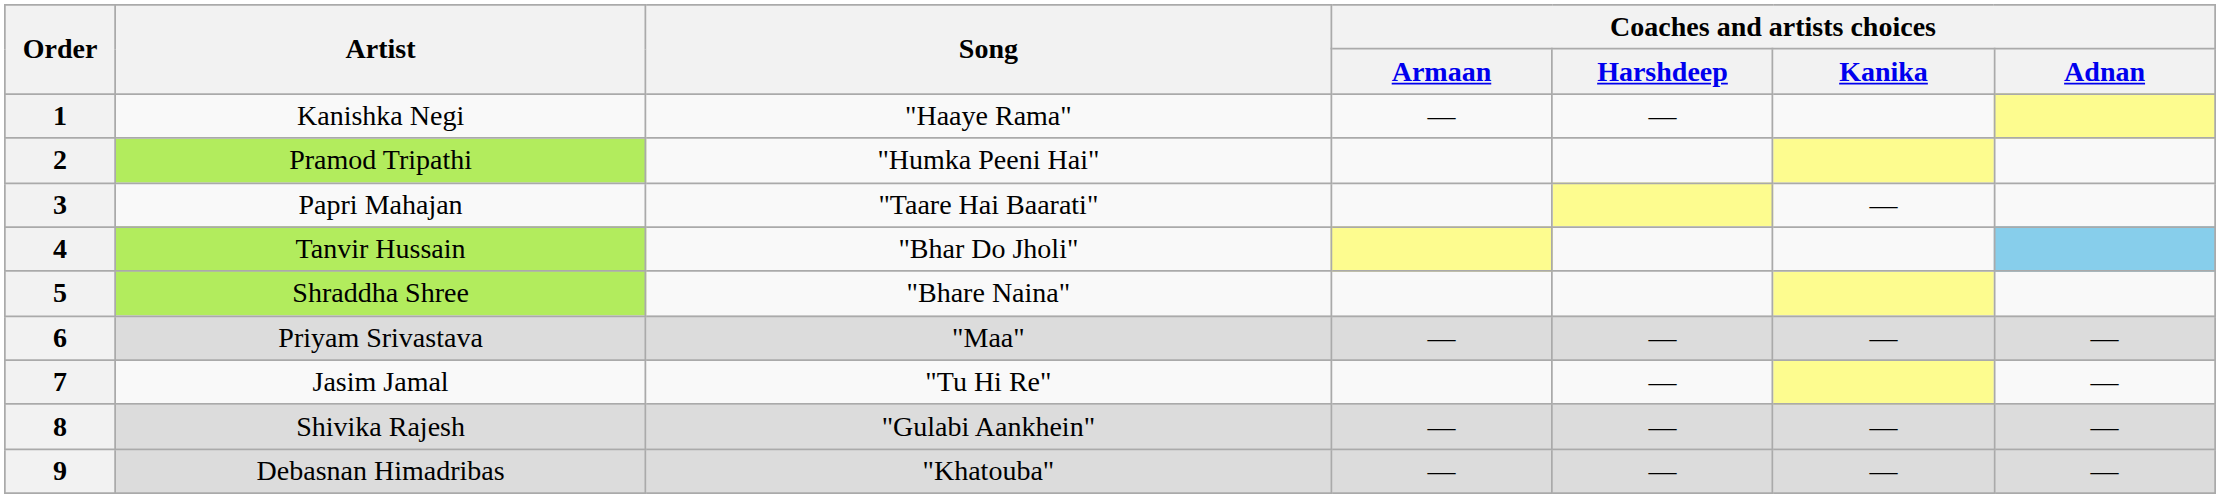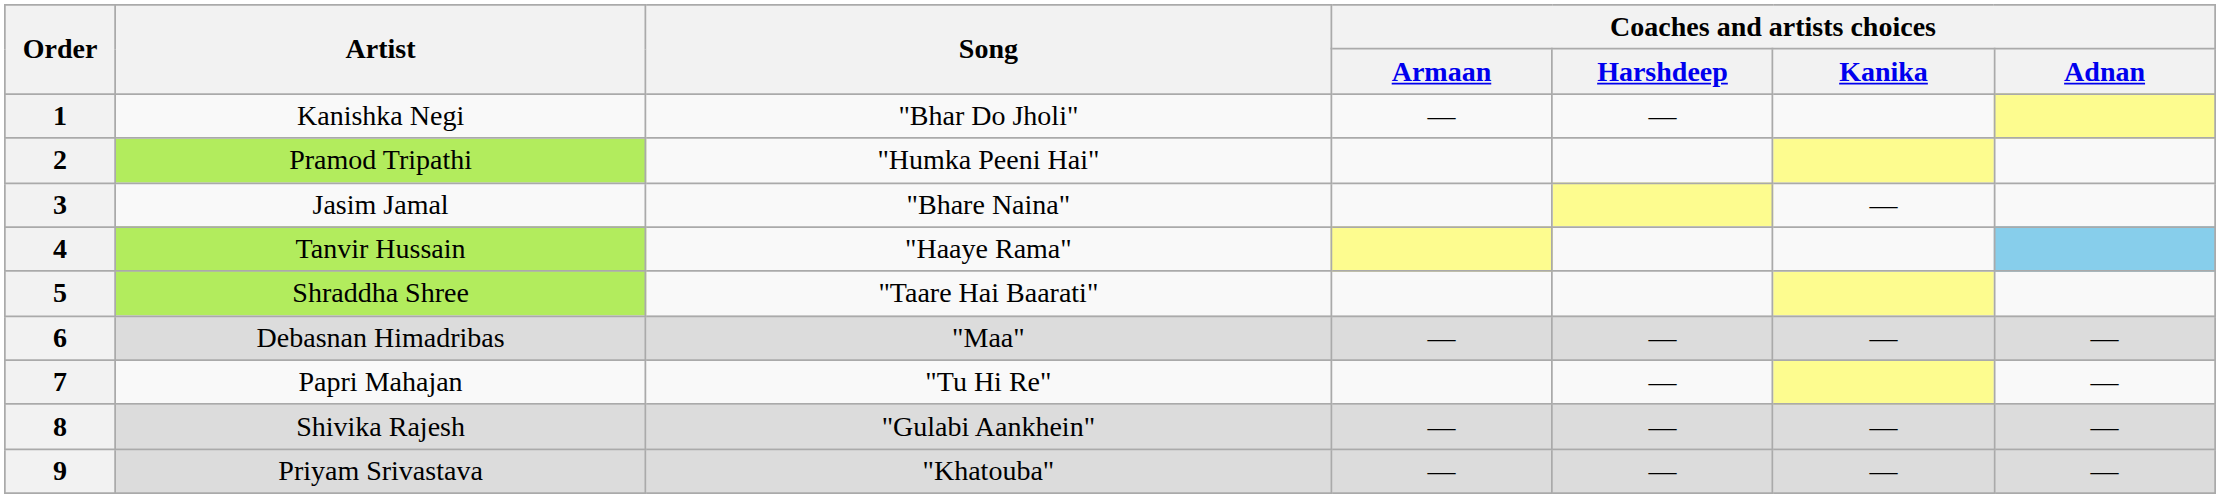(988, 115) "Haaye Rama" -> (988, 115) "Bhar Do Jholi"
(381, 204) Papri Mahajan -> (381, 204) Jasim Jamal
(988, 204) "Taare Hai Baarati" -> (988, 204) "Bhare Naina"
(988, 248) "Bhar Do Jholi" -> (988, 248) "Haaye Rama"
(988, 293) "Bhare Naina" -> (988, 293) "Taare Hai Baarati"
(381, 337) Priyam Srivastava -> (381, 337) Debasnan Himadribas
(381, 381) Jasim Jamal -> (381, 381) Papri Mahajan
(381, 470) Debasnan Himadribas -> (381, 470) Priyam Srivastava
